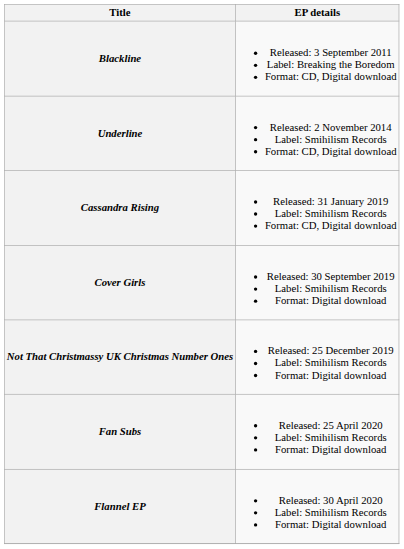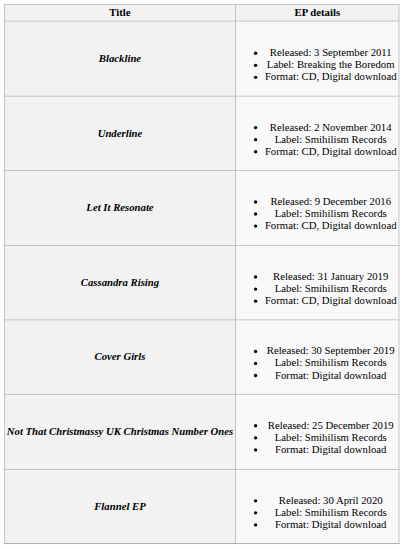+ row: (120, 208)
- row: (120, 431)
